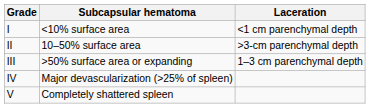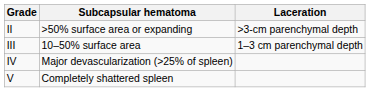- row: (8, 29)
(91, 45) 10–50% surface area -> (117, 29) >50% surface area or expanding
(117, 62) >50% surface area or expanding -> (91, 45) 10–50% surface area
